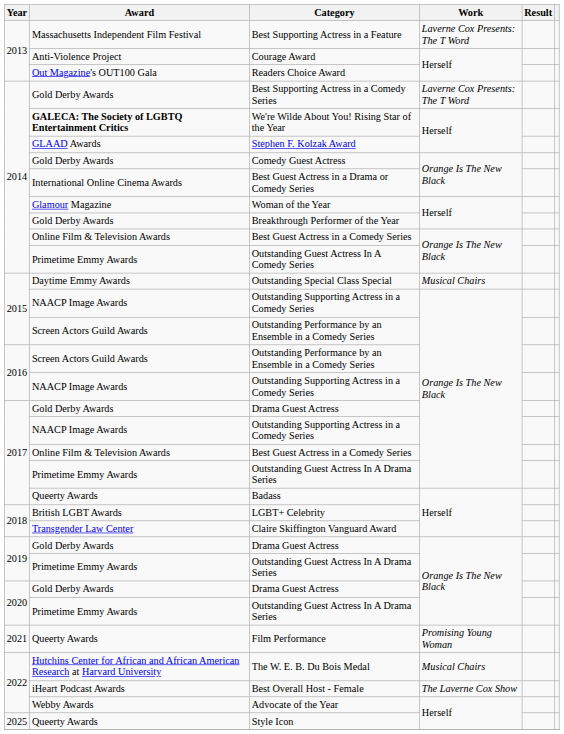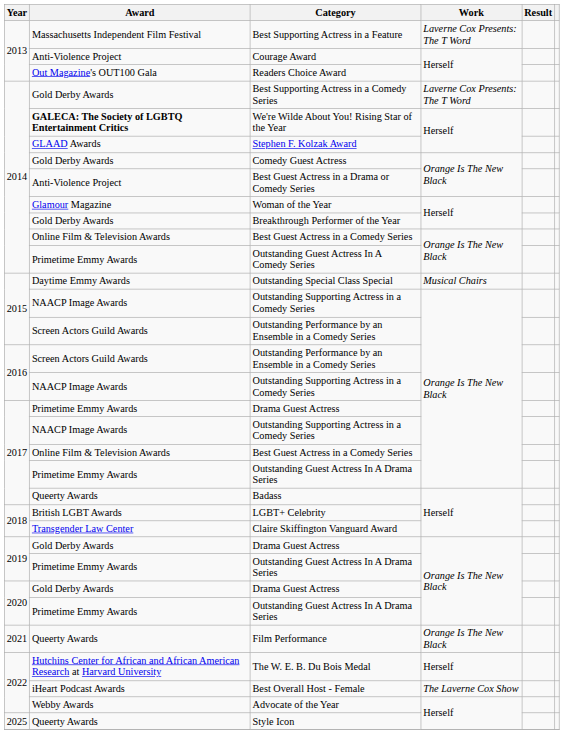(107, 182) International Online Cinema Awards -> (77, 182) Anti-Violence Project
(73, 408) Gold Derby Awards -> (85, 408) Primetime Emmy Awards
(457, 639) Promising Young Woman -> (463, 639) Orange Is The New Black
(454, 666) Musical Chairs -> (438, 666) Herself
